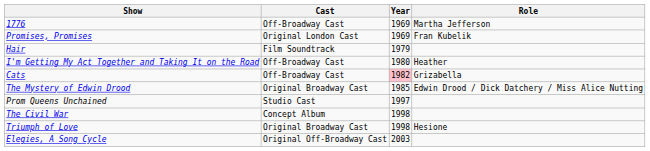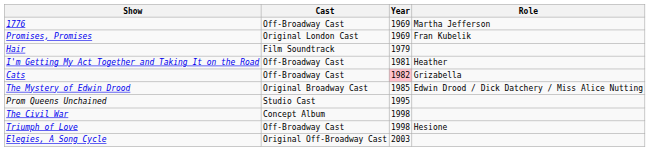(400, 62) 1980 -> (400, 62) 1981
(400, 101) 1997 -> (400, 101) 1995
(316, 127) Original Broadway Cast -> (304, 127) Off-Broadway Cast
